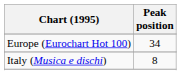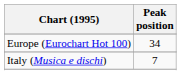(155, 60) 8 -> (155, 60) 7
